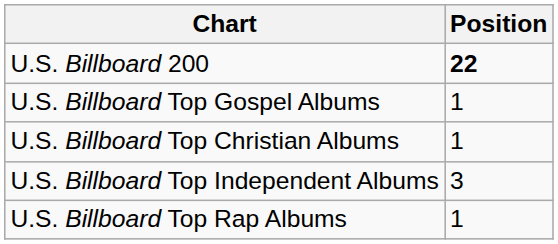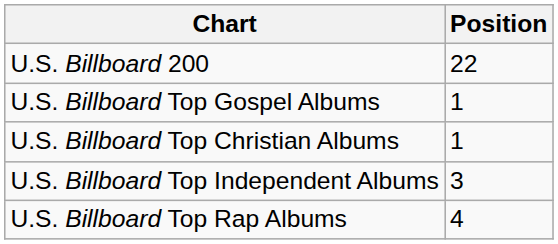(464, 63) bold -> (464, 63) normal
(457, 219) 1 -> (457, 219) 4
